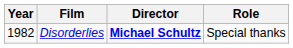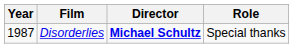(21, 33) 1982 -> (21, 33) 1987
